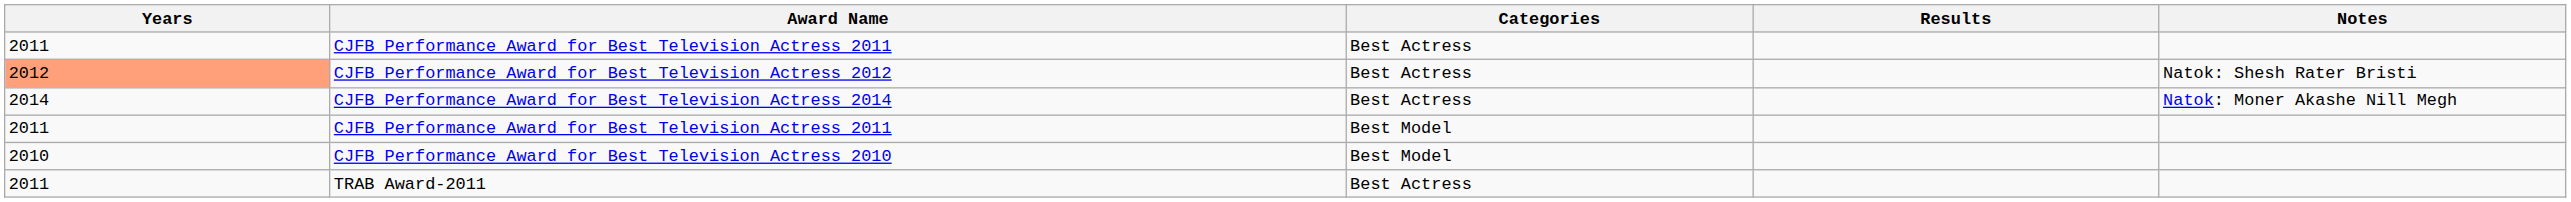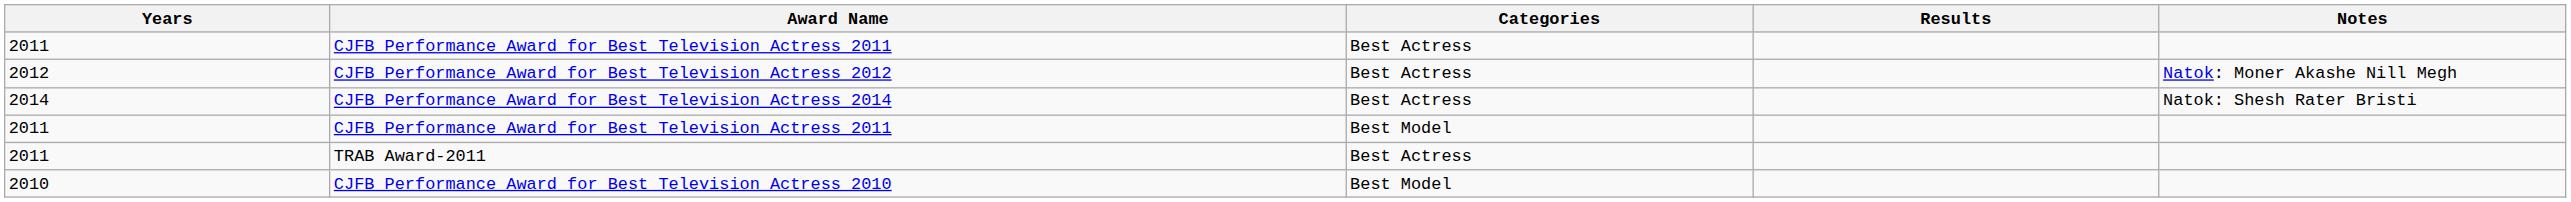(29, 74) lightsalmon background -> (29, 74) no background
(2290, 74) Natok: Shesh Rater Bristi -> (2310, 74) Natok: Moner Akashe Nill Megh
(2310, 101) Natok: Moner Akashe Nill Megh -> (2290, 101) Natok: Shesh Rater Bristi
rows swapped: (613, 156) <-> (410, 184)
